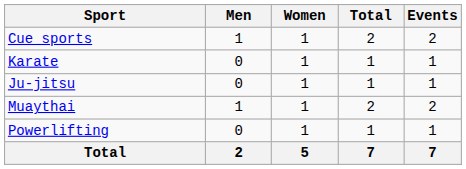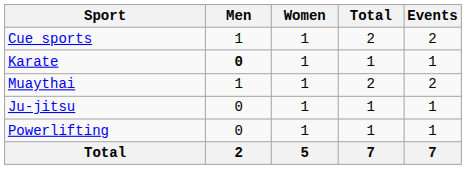(239, 62) normal -> (239, 62) bold
rows swapped: (42, 85) <-> (42, 108)
